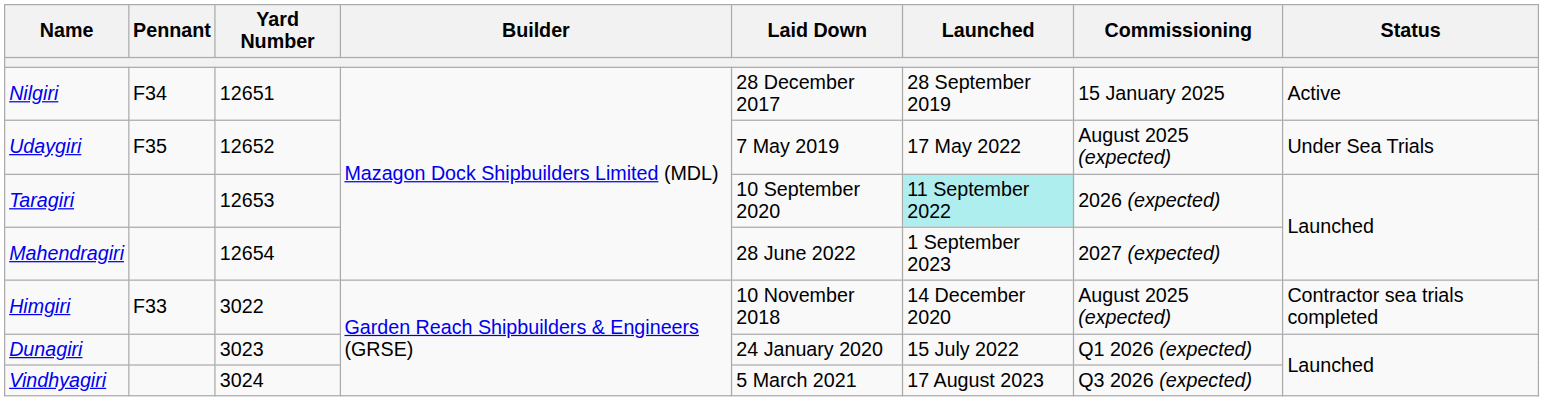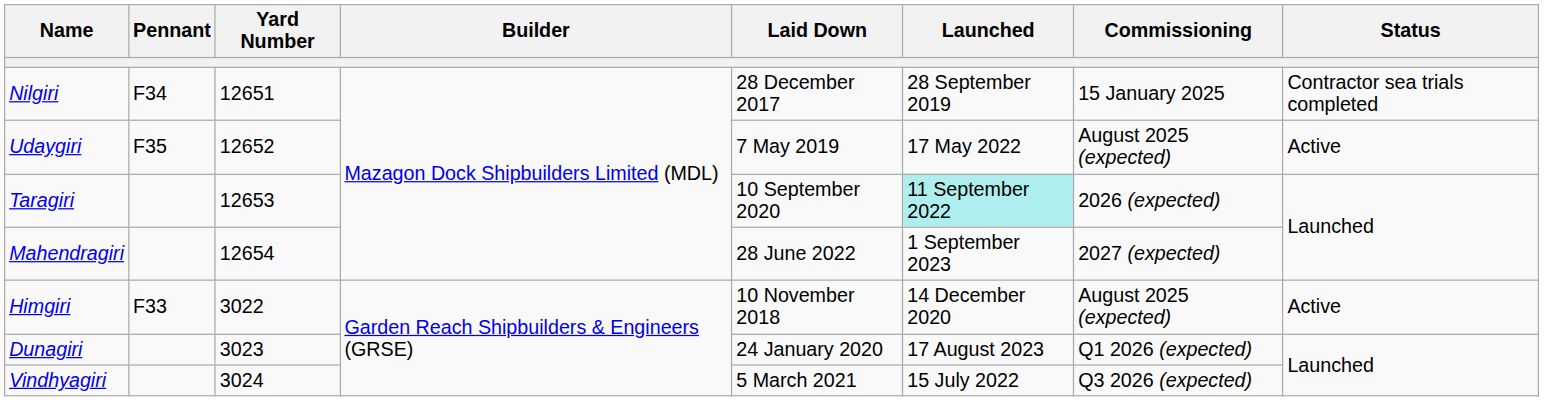(1314, 93) Active -> (1375, 93) Contractor sea trials completed
(1361, 146) Under Sea Trials -> (1314, 146) Active
(1375, 307) Contractor sea trials completed -> (1314, 307) Active
(963, 349) 15 July 2022 -> (976, 349) 17 August 2023
(976, 380) 17 August 2023 -> (963, 380) 15 July 2022
